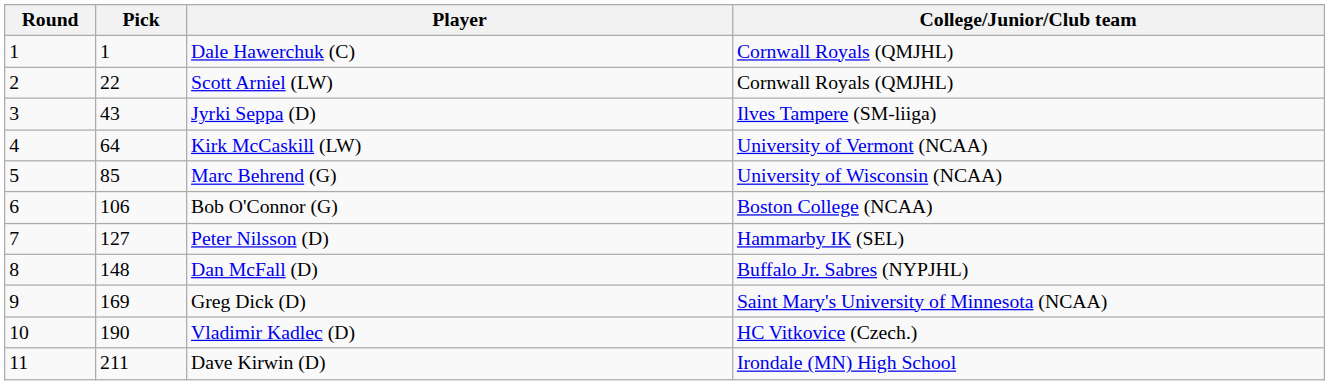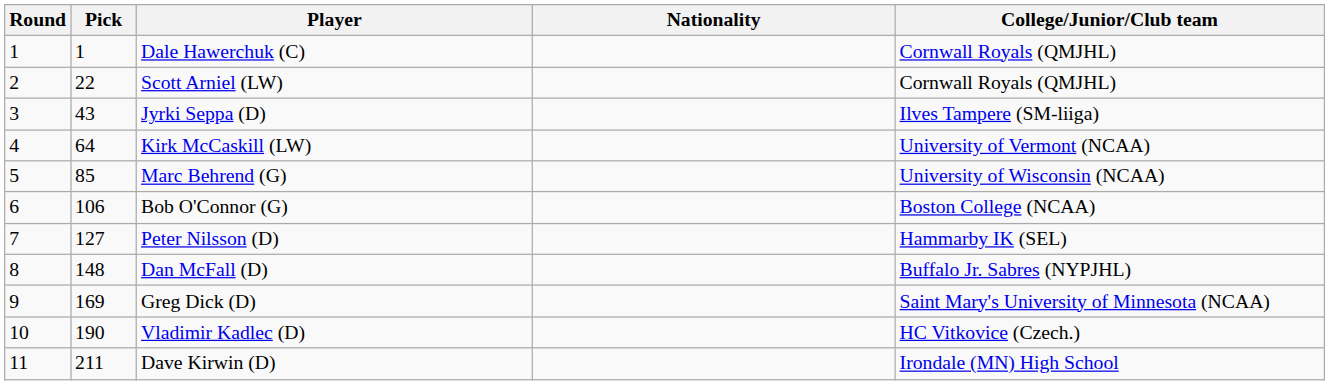+ column: (714, 20)
